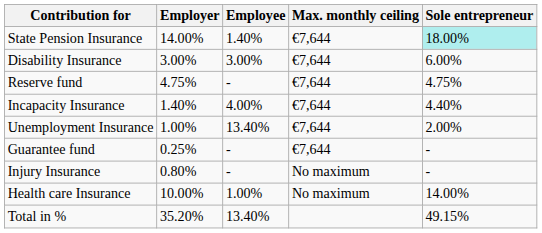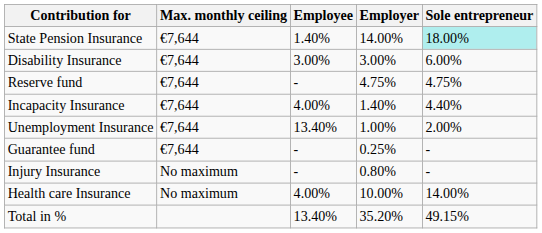columns swapped: (355, 15) <-> (190, 15)
(244, 194) 1.00% -> (312, 194) 4.00%
